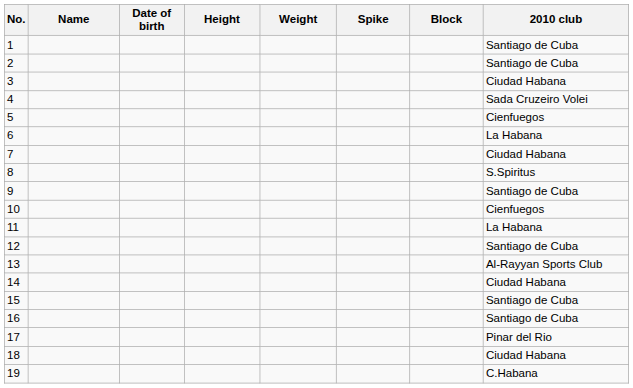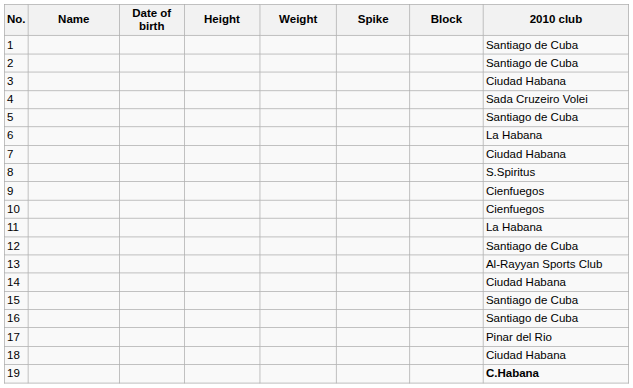(515, 117) Cienfuegos -> (532, 117) Santiago de Cuba
(532, 191) Santiago de Cuba -> (515, 191) Cienfuegos
(512, 373) normal -> (512, 373) bold
